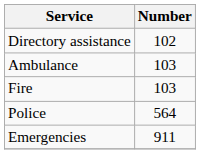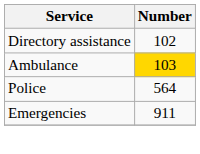(165, 64) no background -> (165, 64) gold background
- row: (20, 88)
